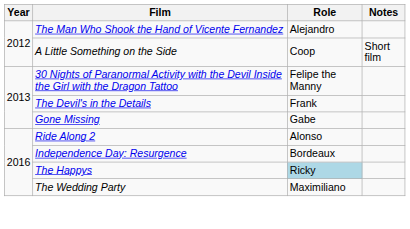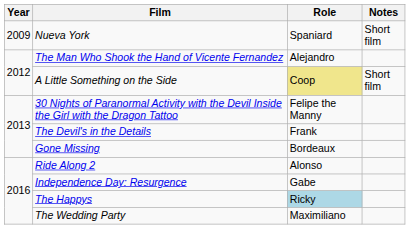+ row: (62, 35)
(302, 52) no background -> (302, 80) khaki background
(303, 120) Gabe -> (312, 148) Bordeaux
(312, 153) Bordeaux -> (303, 182) Gabe
